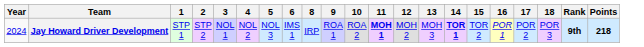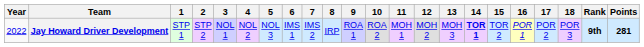+ column: (312, 11)
(16, 30) 2024 -> (16, 30) 2022
(381, 30) bold -> (402, 30) normal
(603, 30) 218 -> (624, 30) 281
